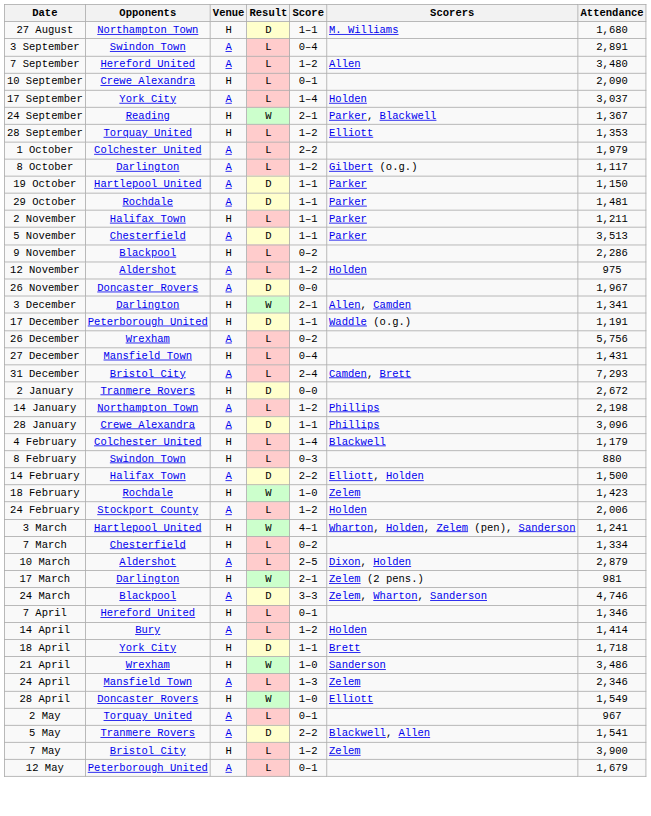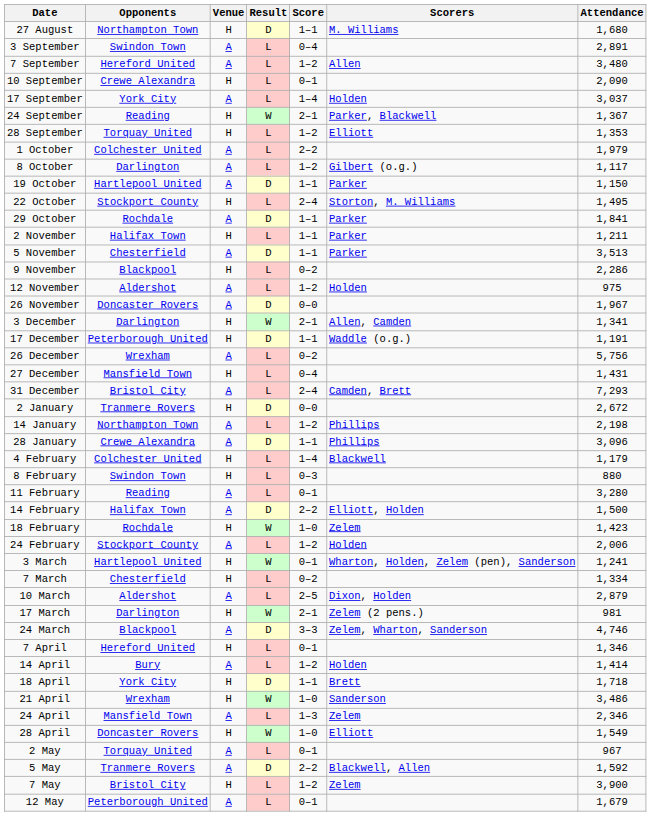+ row: (45, 202)
(612, 202) 1,481 -> (612, 219) 1,841
+ row: (45, 494)
(308, 528) 4–1 -> (308, 562) 0–1
(612, 734) 1,541 -> (612, 768) 1,592
